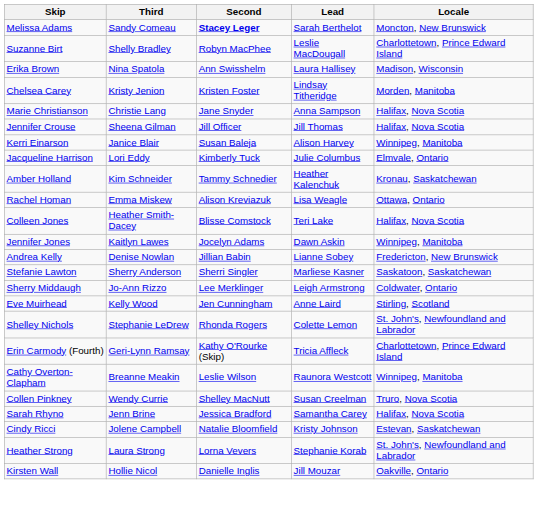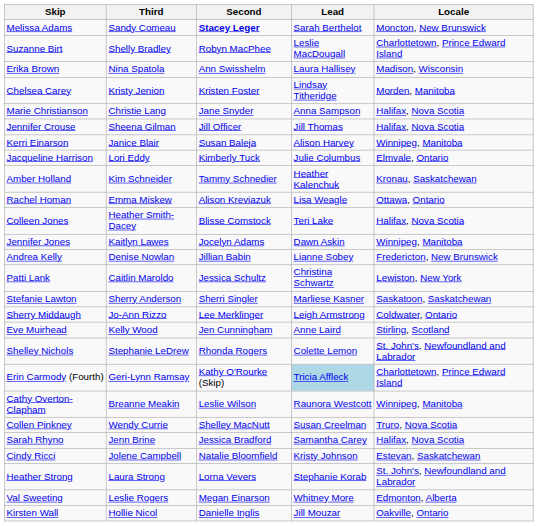+ row: (28, 278)
(321, 351) no background -> (321, 377) lightblue background
+ row: (35, 498)
